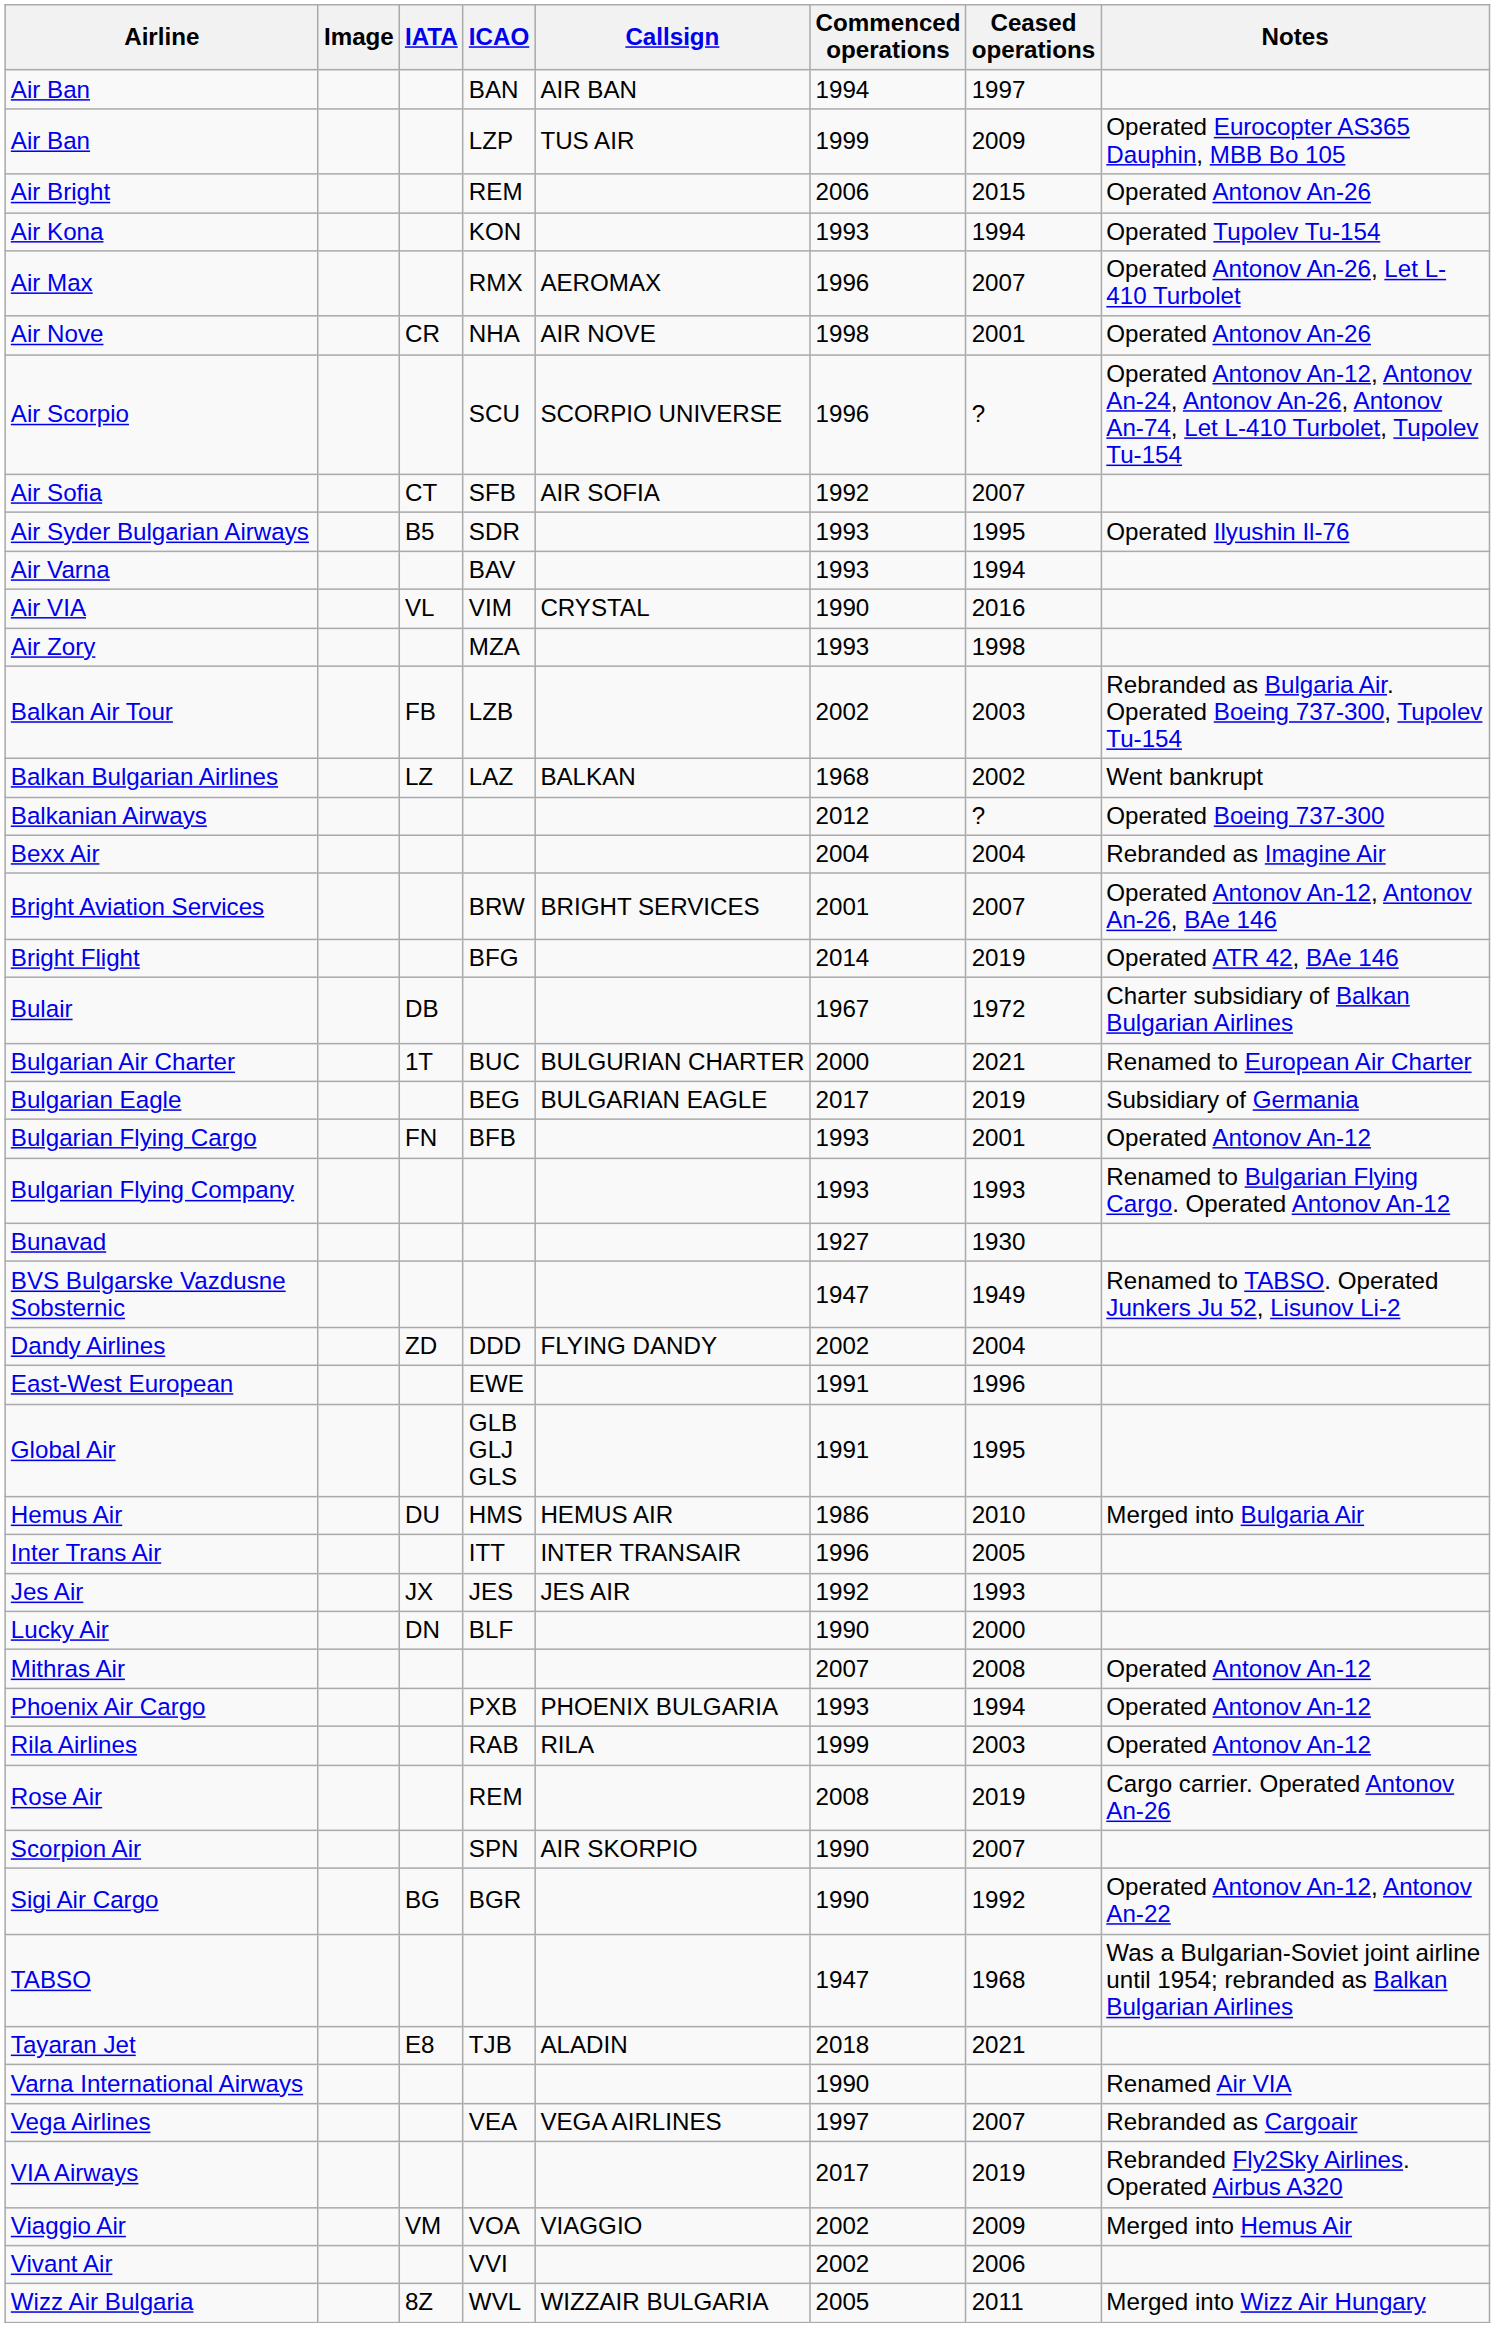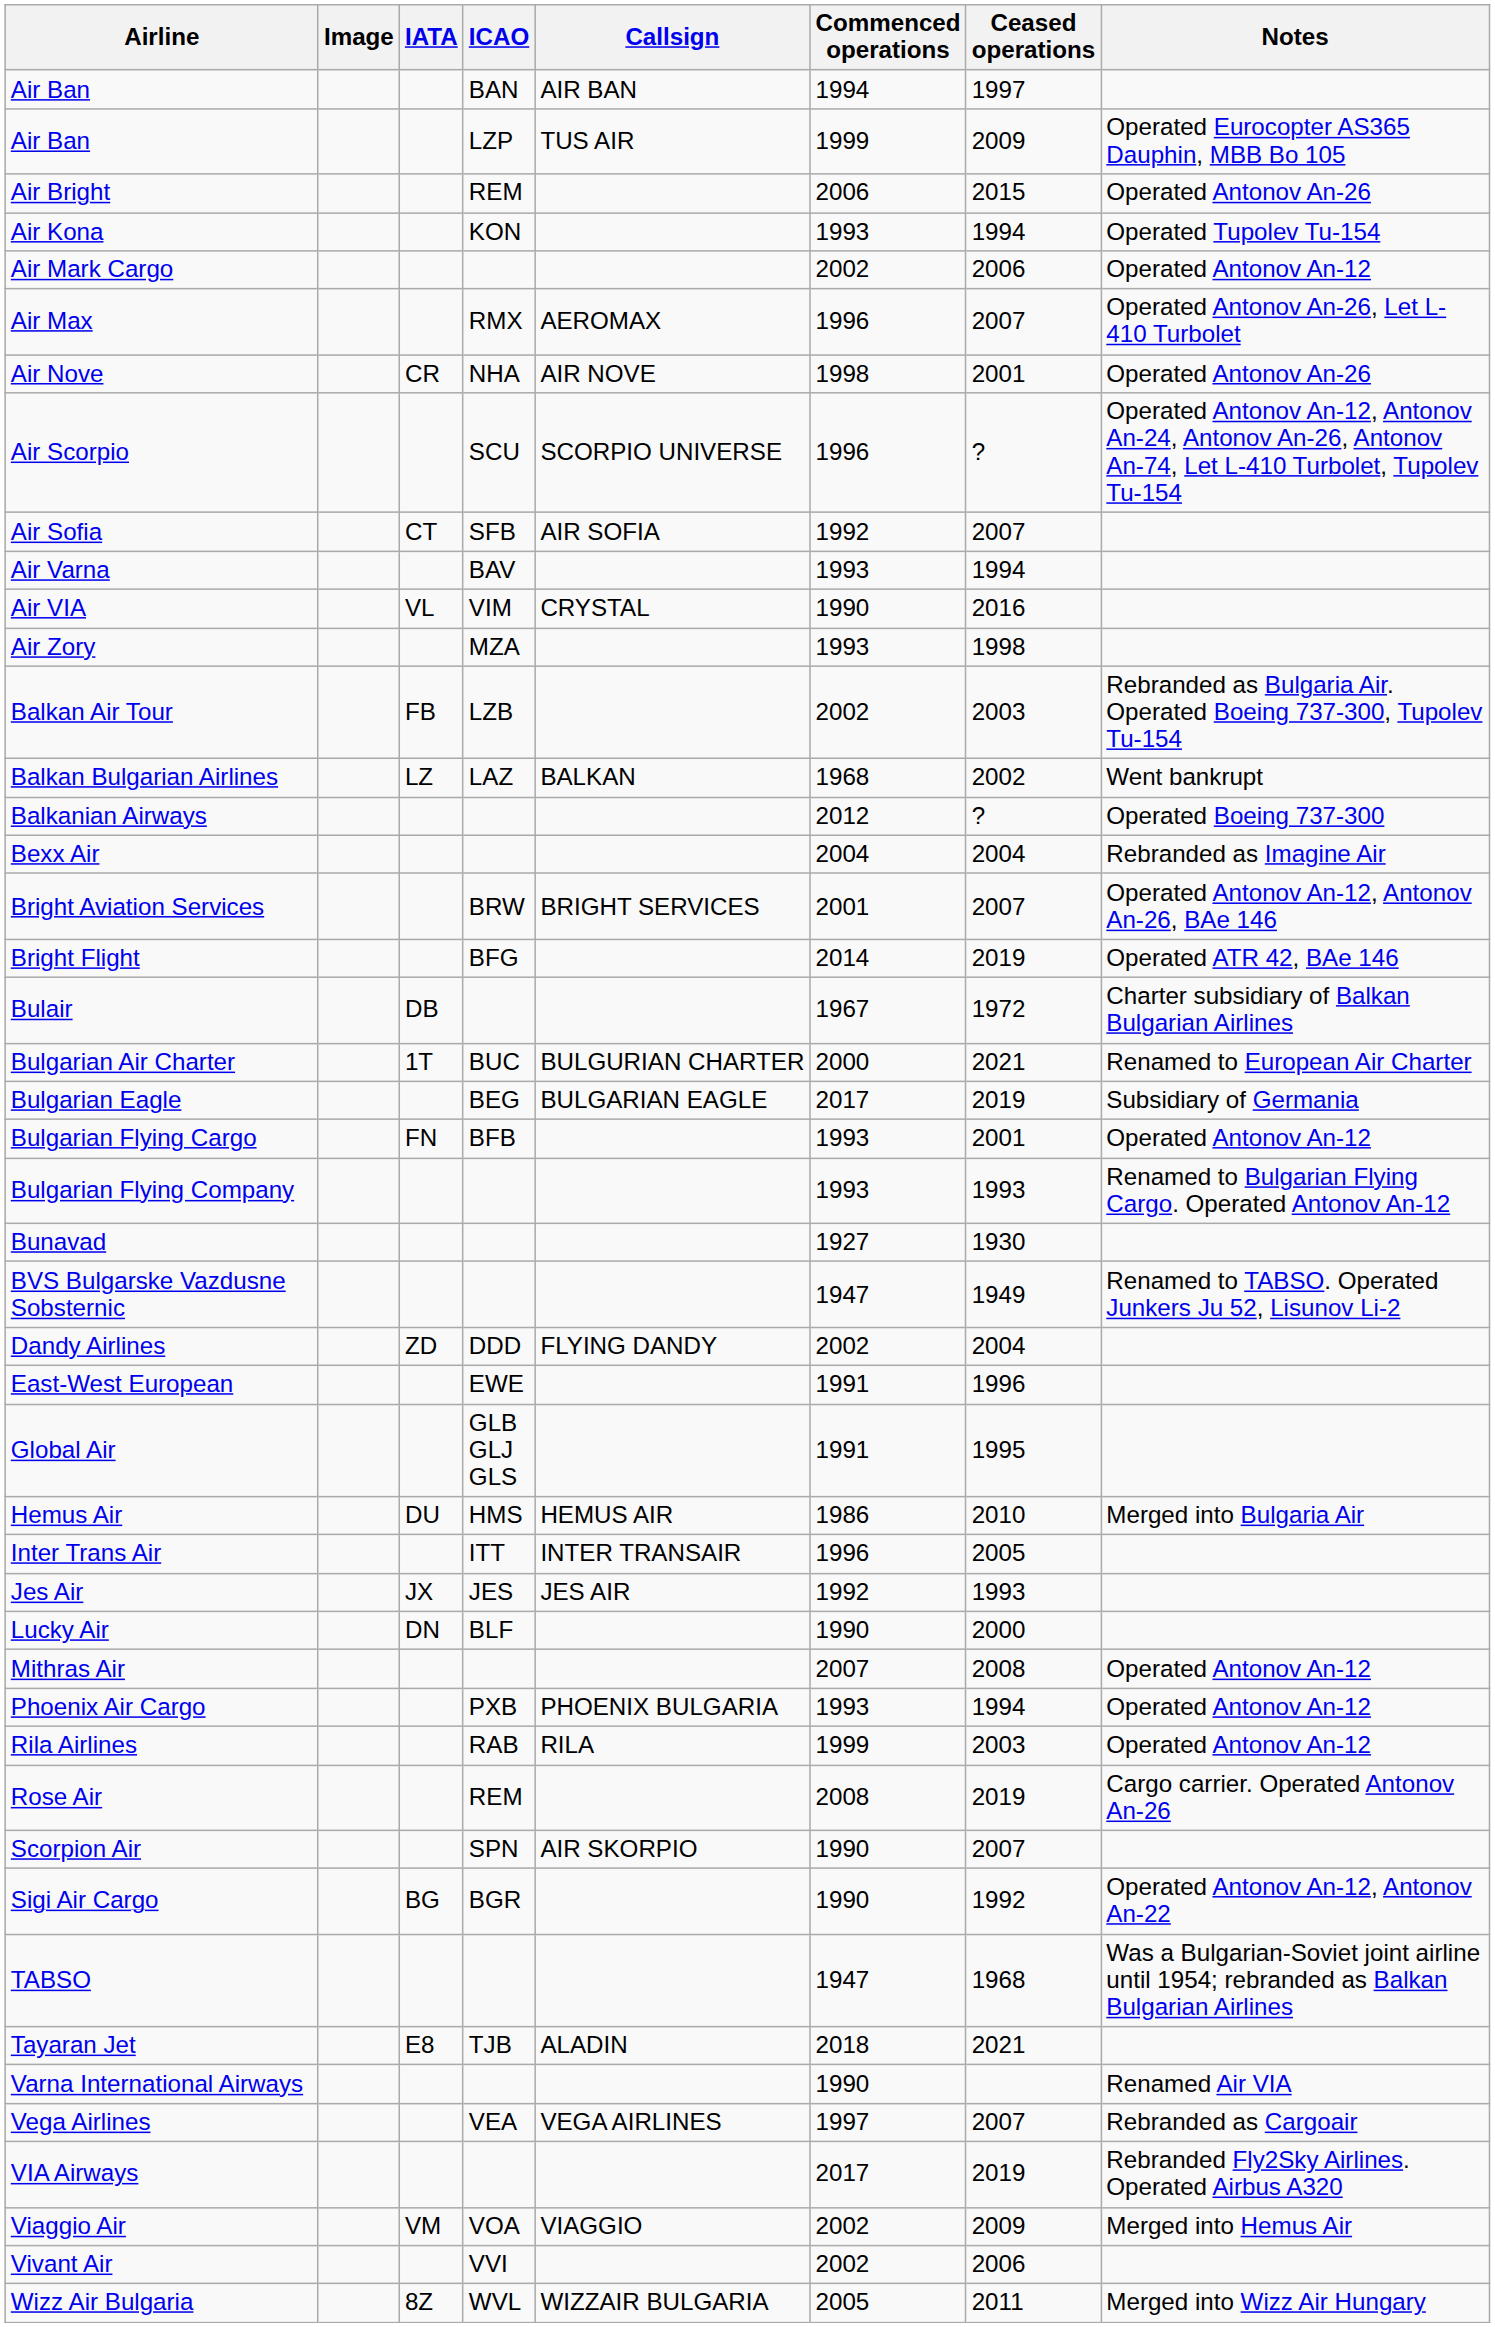+ row: (92, 269)
- row: (160, 531)
